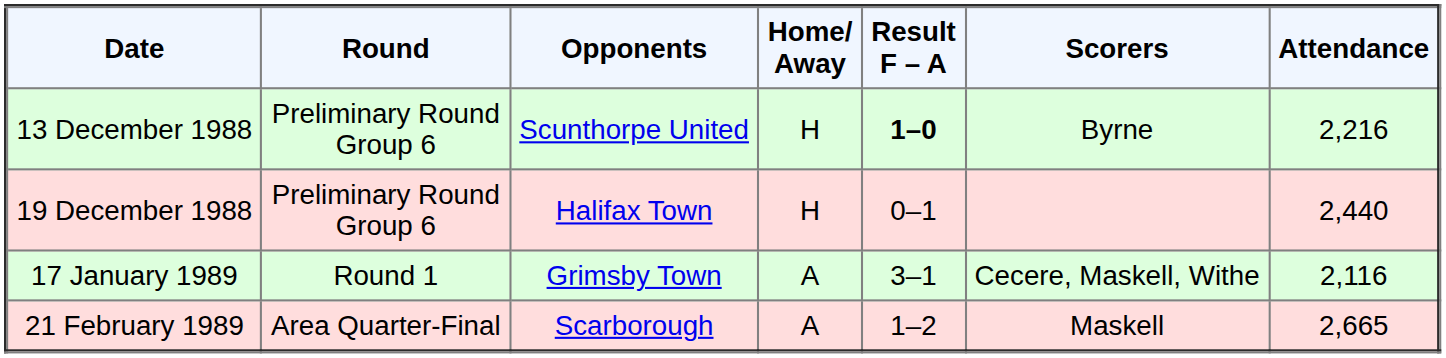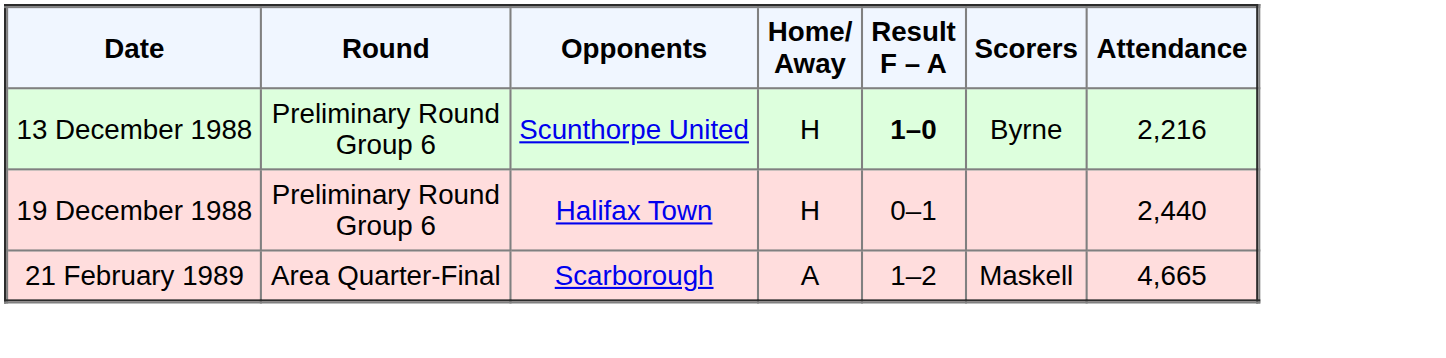- row: (134, 275)
(1354, 325) 2,665 -> (1172, 275) 4,665
